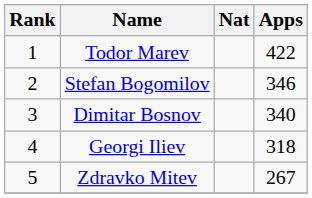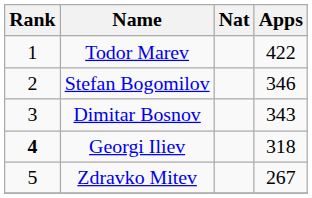(281, 114) 340 -> (281, 114) 343
(32, 146) normal -> (32, 146) bold
